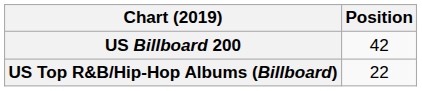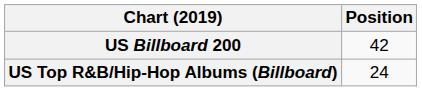(379, 72) 22 -> (379, 72) 24
